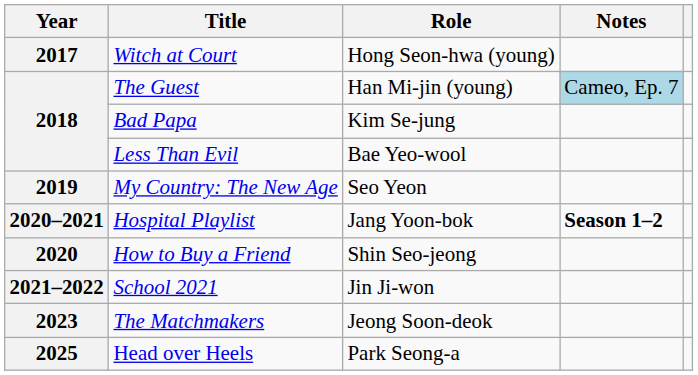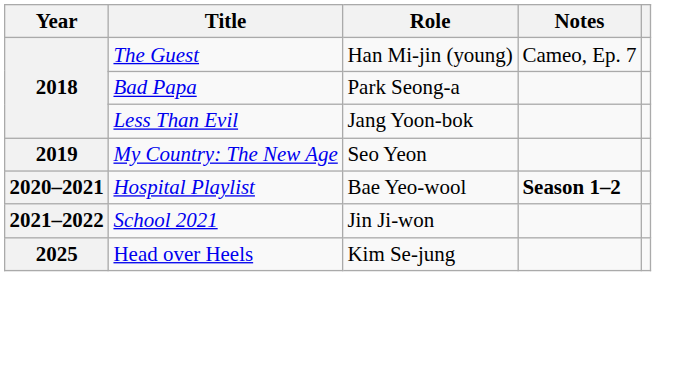- row: (175, 54)
(621, 87) lightblue background -> (579, 54) no background
(401, 120) Kim Se-jung -> (404, 87) Park Seong-a
(407, 154) Bae Yeo-wool -> (410, 120) Jang Yoon-bok
(410, 220) Jang Yoon-bok -> (407, 187) Bae Yeo-wool
- row: (202, 253)
- row: (189, 320)
(404, 353) Park Seong-a -> (401, 253) Kim Se-jung
